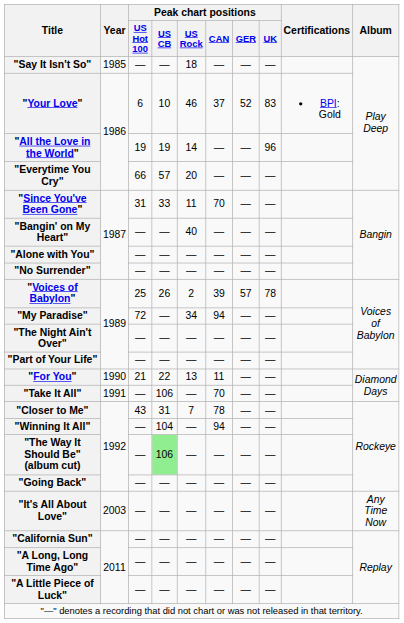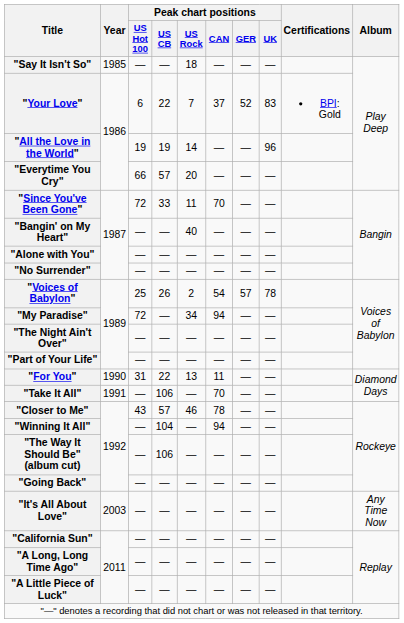(164, 103) 10 -> (164, 103) 22
(191, 103) 46 -> (191, 103) 7
(140, 204) 31 -> (140, 204) 72
(219, 293) 39 -> (219, 293) 54
(140, 377) 21 -> (140, 377) 31
(164, 410) 31 -> (164, 410) 57
(191, 410) 7 -> (191, 410) 46
(164, 454) lightgreen background -> (164, 454) no background
